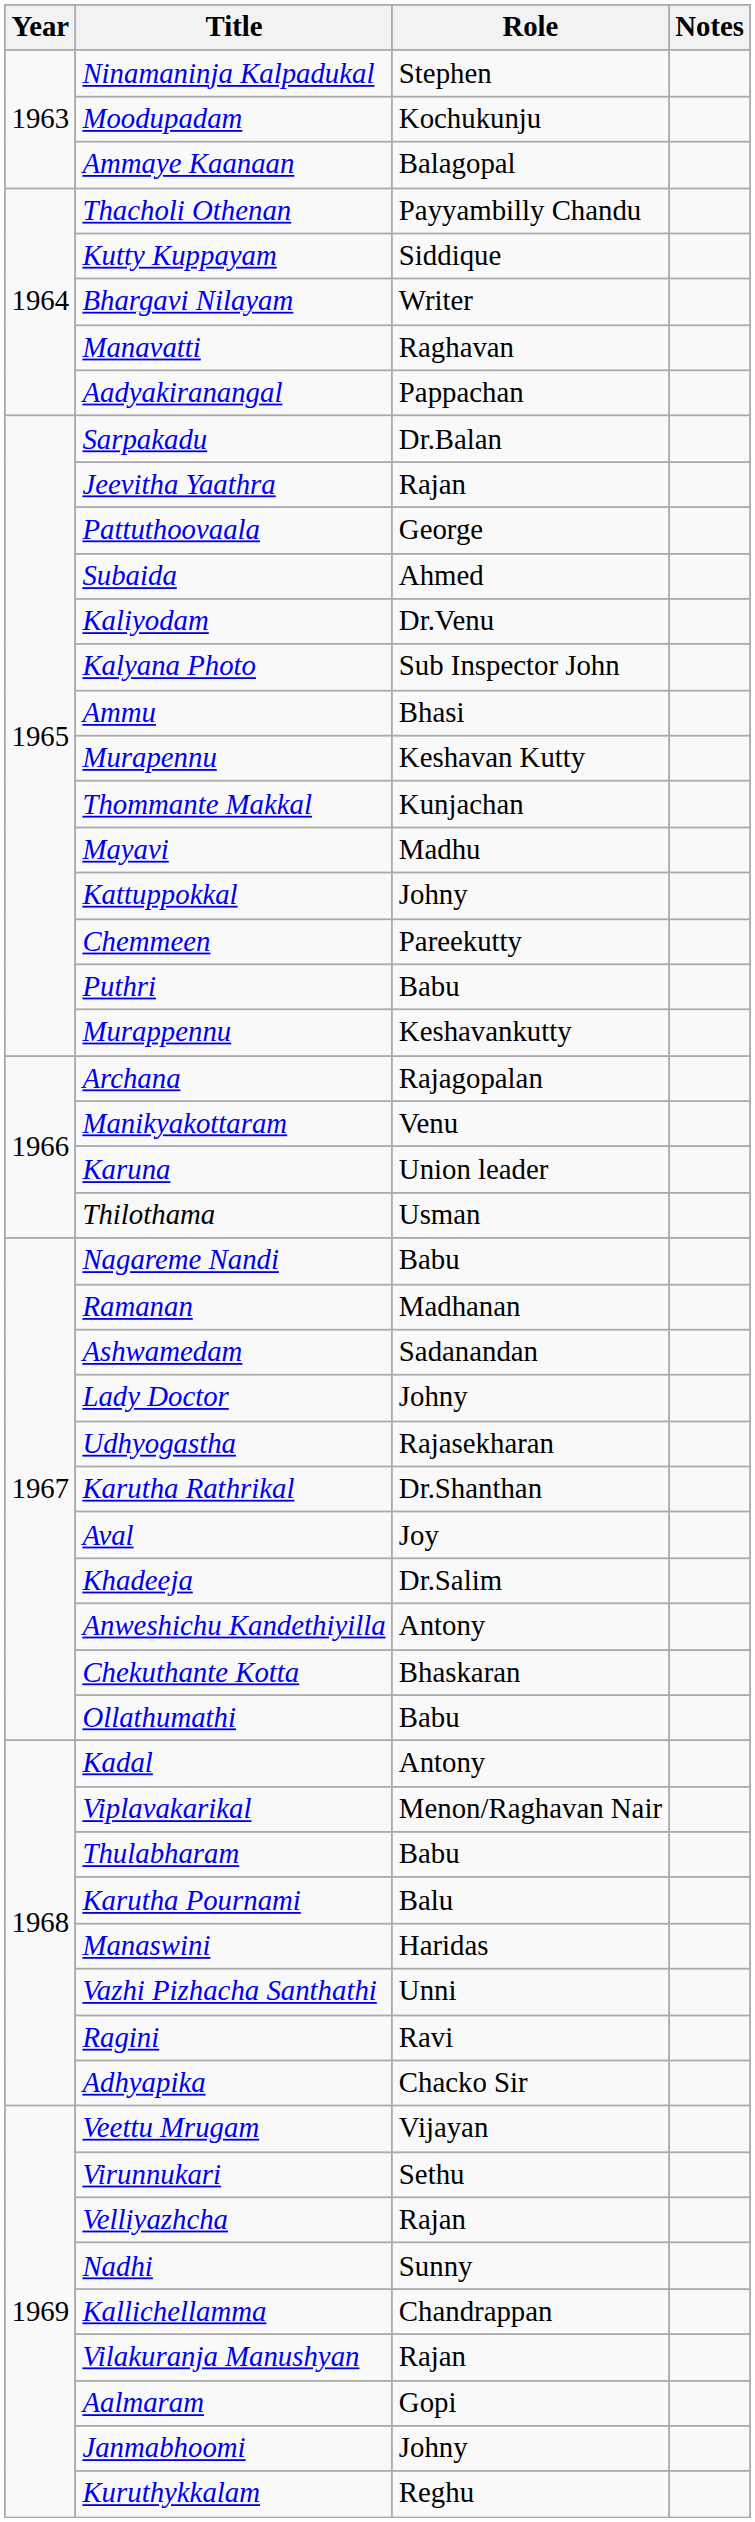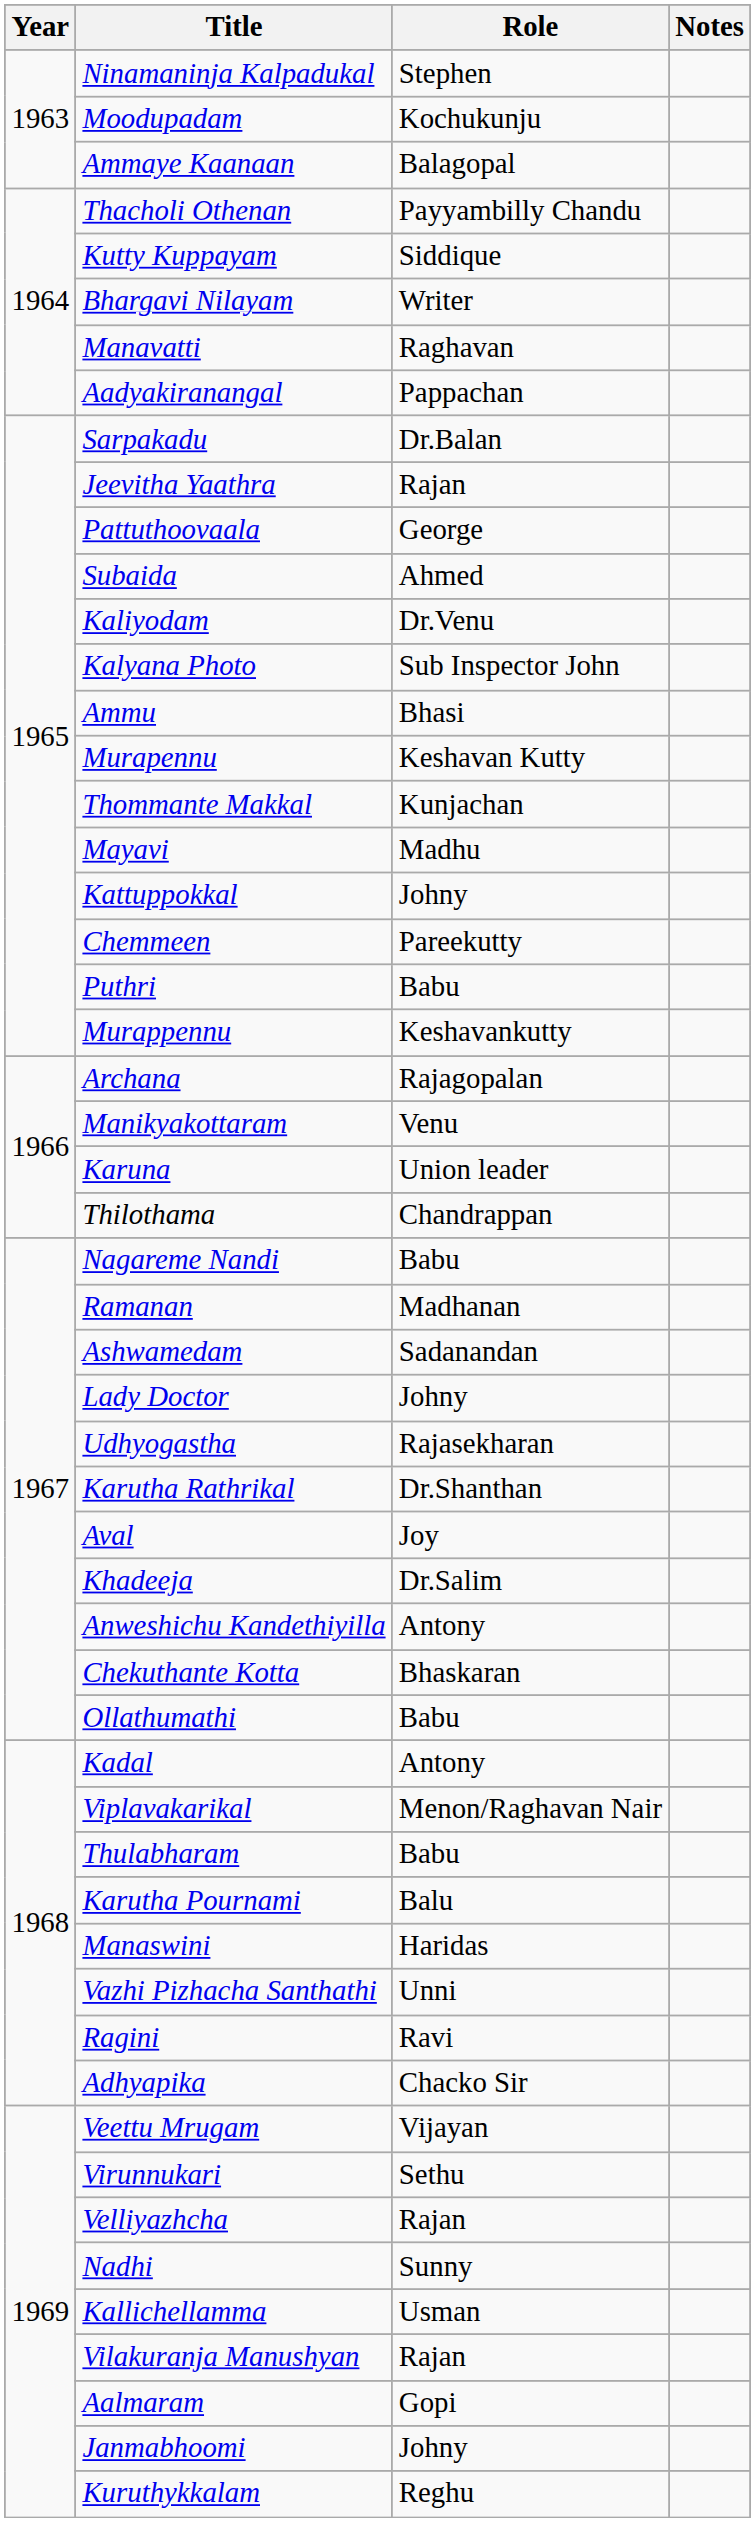(440, 1214) Usman -> (476, 1214) Chandrappan
(476, 2311) Chandrappan -> (440, 2311) Usman
